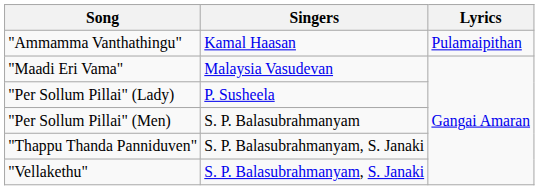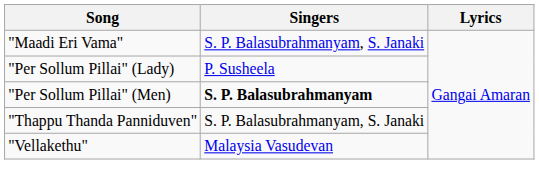- row: (95, 43)
(269, 69) Malaysia Vasudevan -> (314, 43) S. P. Balasubrahmanyam, S. Janaki
(282, 120) normal -> (288, 95) bold
(314, 172) S. P. Balasubrahmanyam, S. Janaki -> (269, 146) Malaysia Vasudevan
